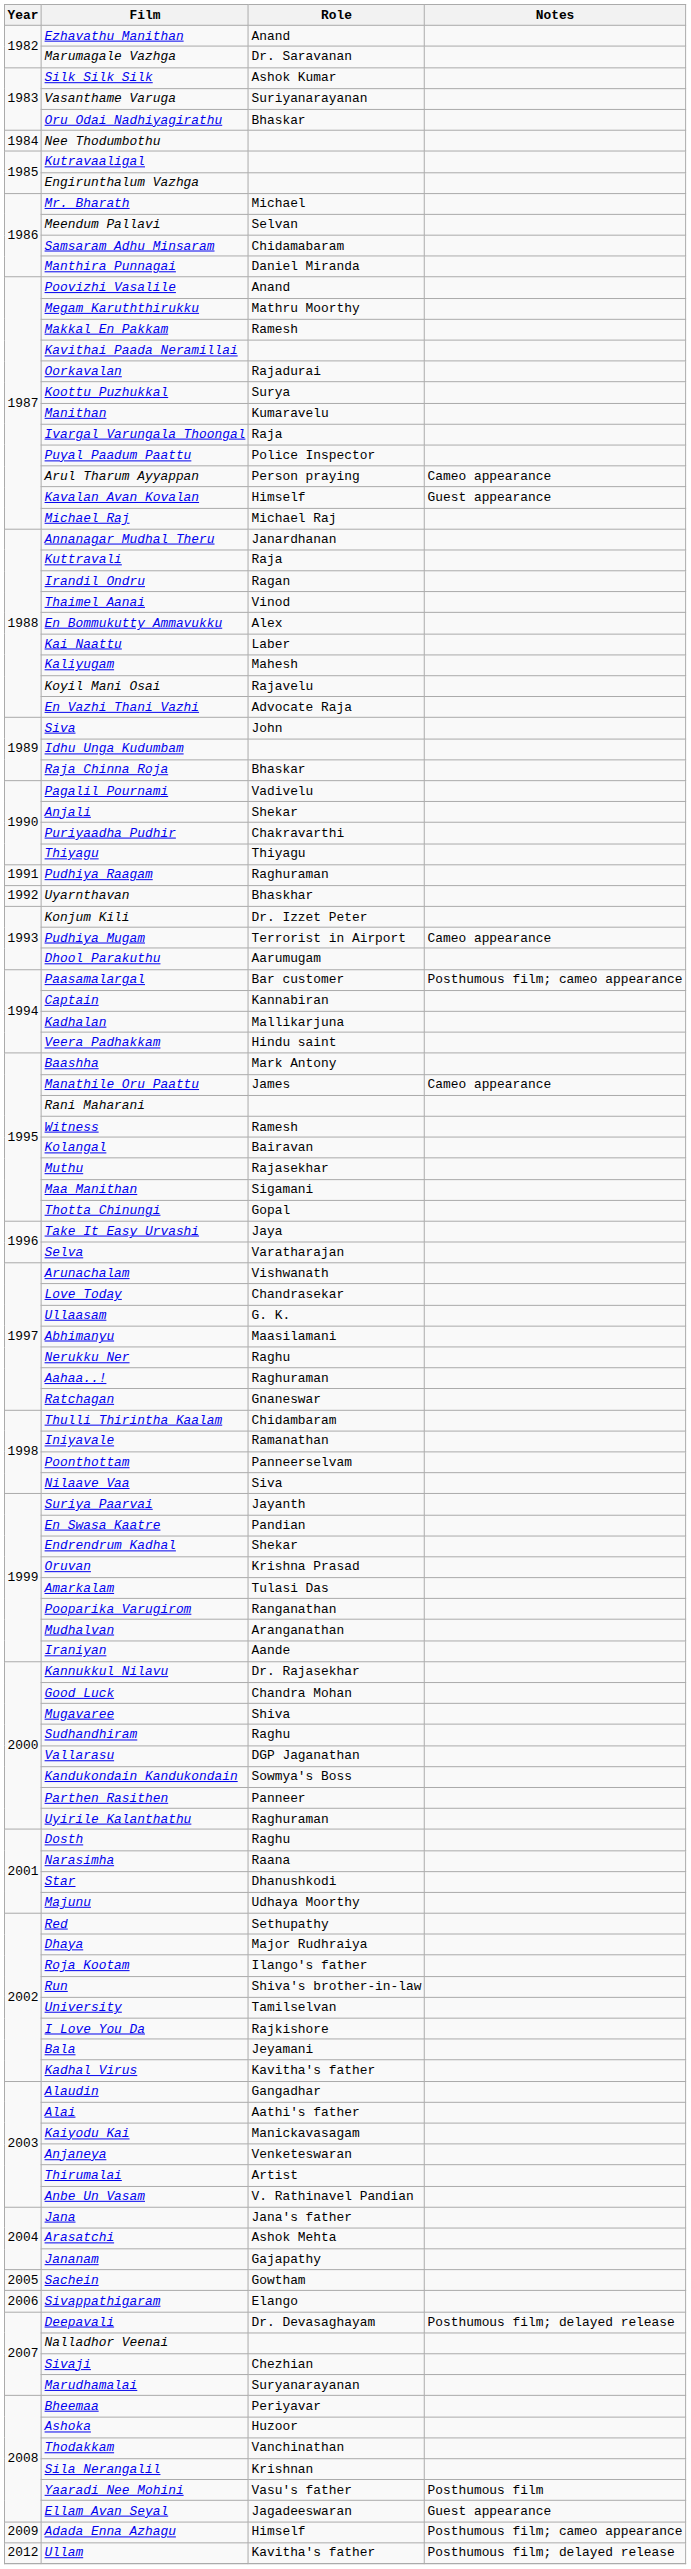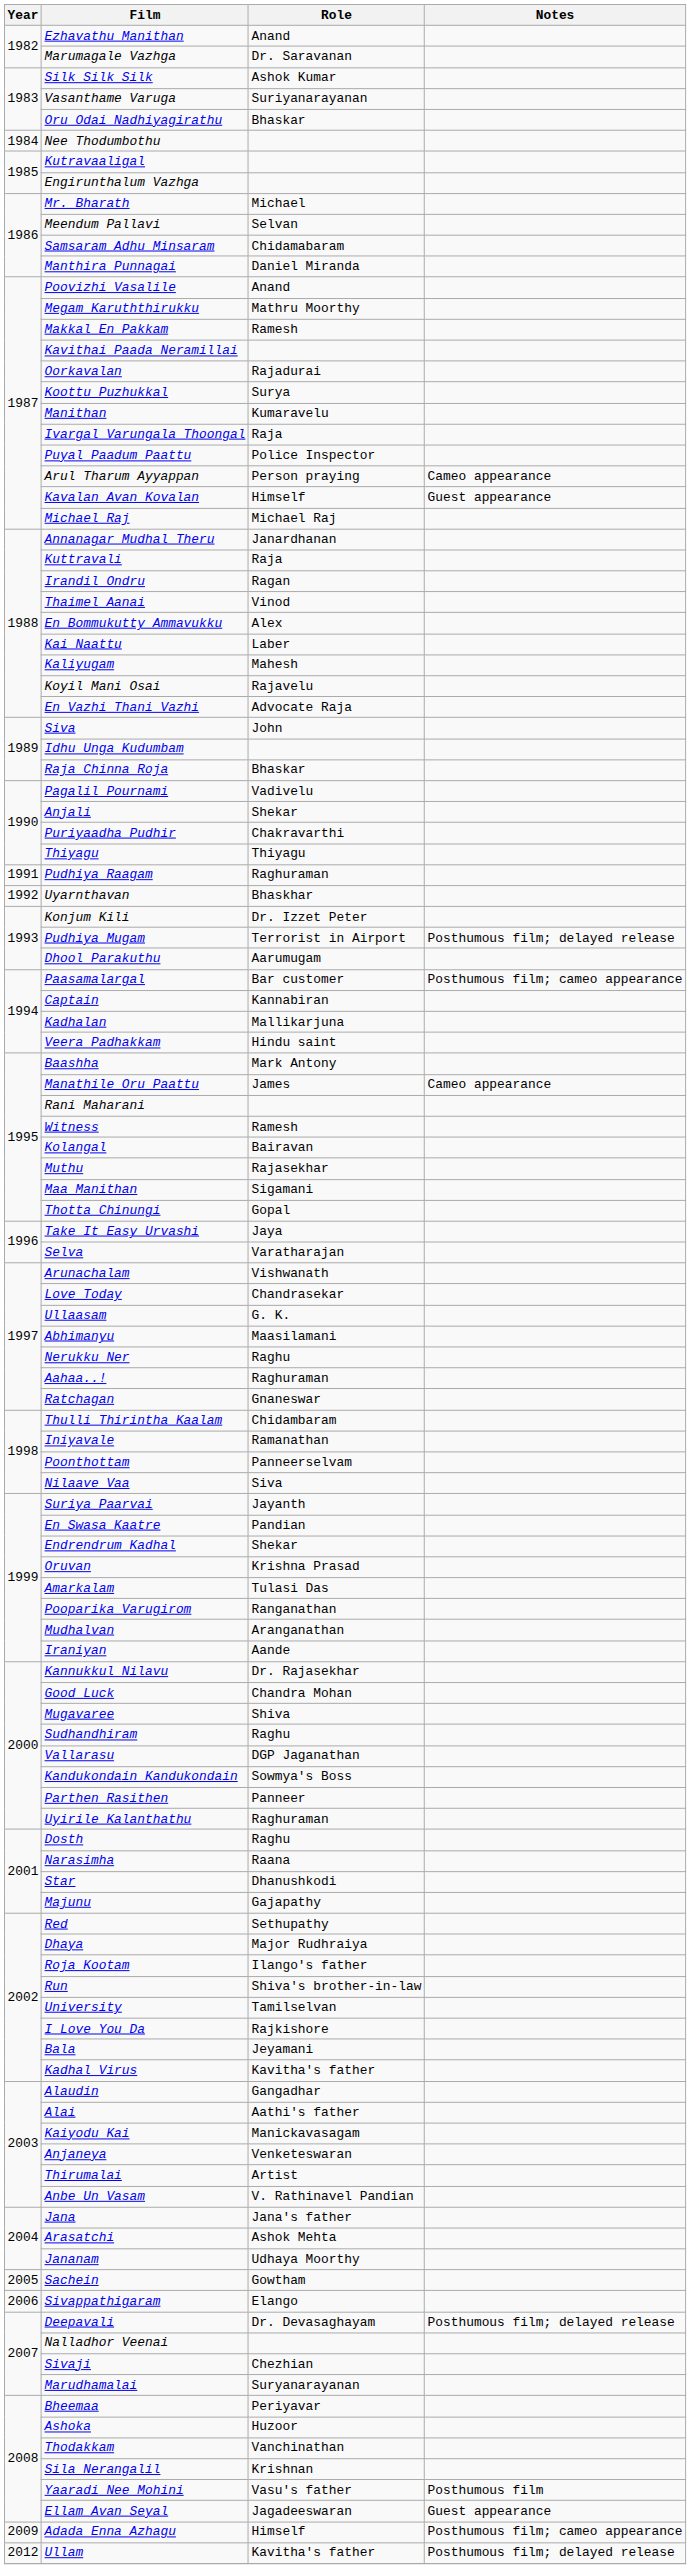(489, 938) Cameo appearance -> (551, 938) Posthumous film; delayed release
(306, 1903) Udhaya Moorthy -> (286, 1903) Gajapathy
(286, 2259) Gajapathy -> (306, 2259) Udhaya Moorthy
